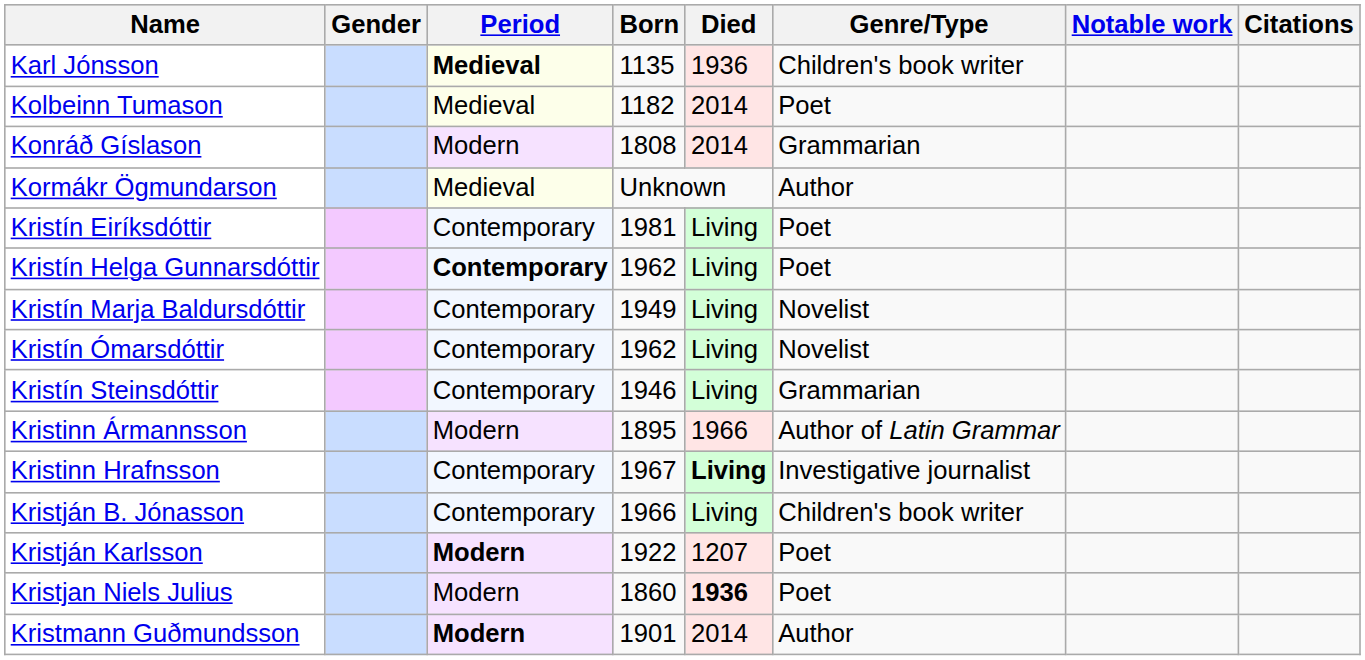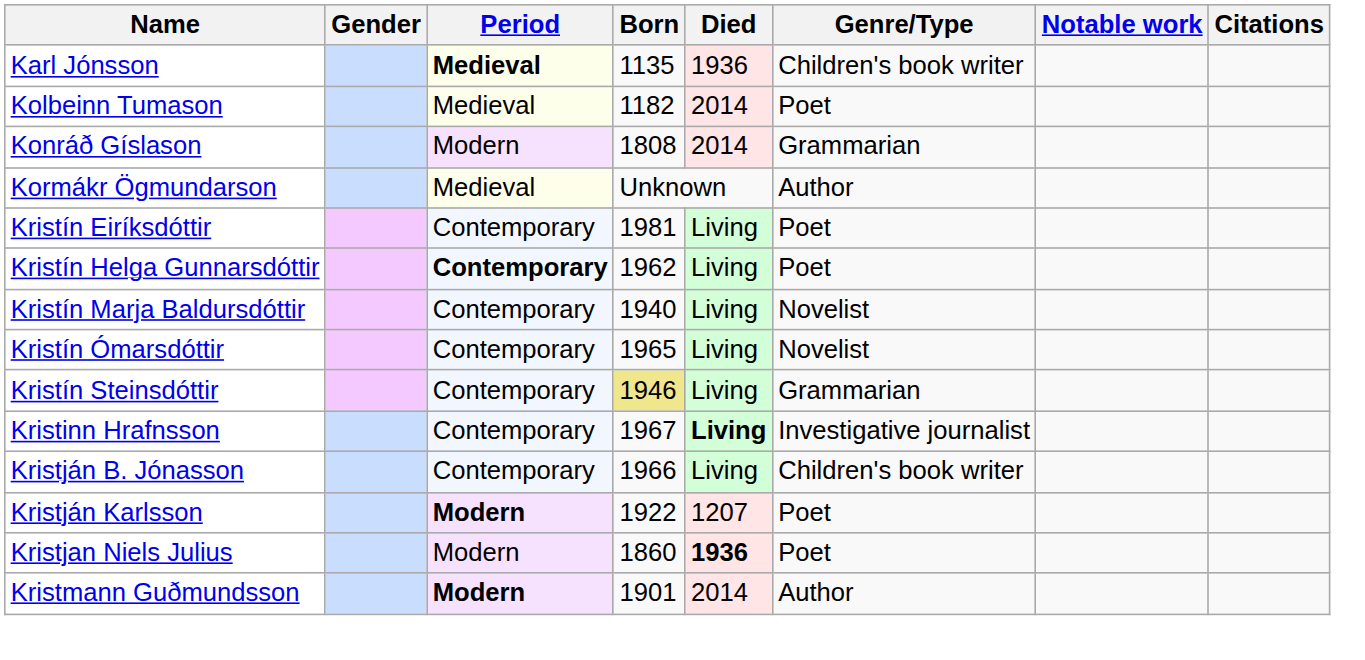(648, 308) 1949 -> (648, 308) 1940
(648, 349) 1962 -> (648, 349) 1965
(648, 390) no background -> (648, 390) khaki background
- row: (129, 430)
